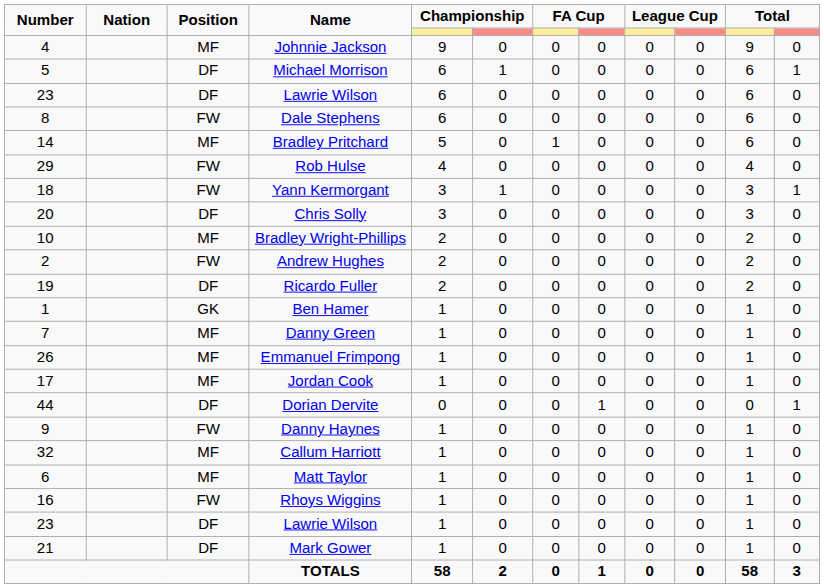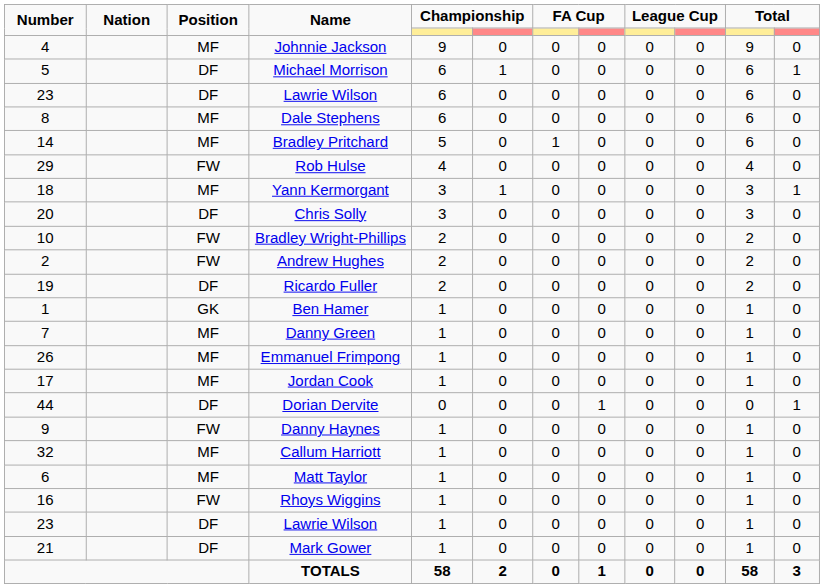(208, 118) FW -> (208, 118) MF
(208, 190) FW -> (208, 190) MF
(208, 238) MF -> (208, 238) FW
